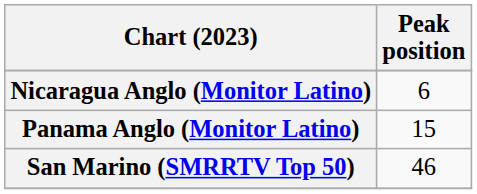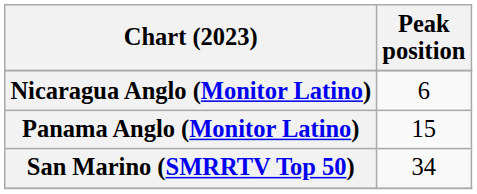(424, 167) 46 -> (424, 167) 34
